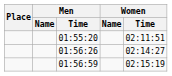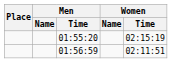(145, 38) 02:11:51 -> (145, 38) 02:15:19
- row: (78, 51)
(145, 64) 02:15:19 -> (145, 51) 02:11:51
